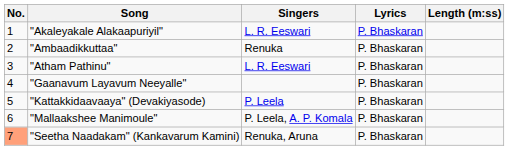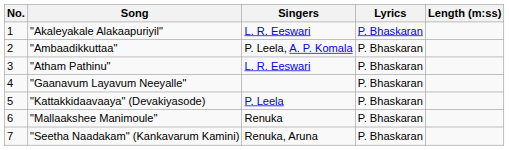(264, 48) Renuka -> (299, 48) P. Leela, A. P. Komala
(299, 119) P. Leela, A. P. Komala -> (264, 119) Renuka
(10, 136) lightsalmon background -> (10, 136) no background
